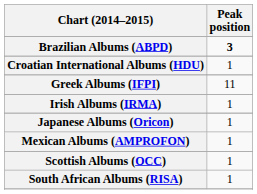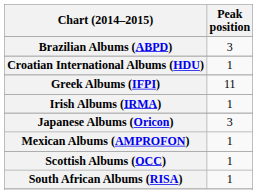(230, 46) bold -> (230, 46) normal
(230, 122) 1 -> (230, 122) 3
